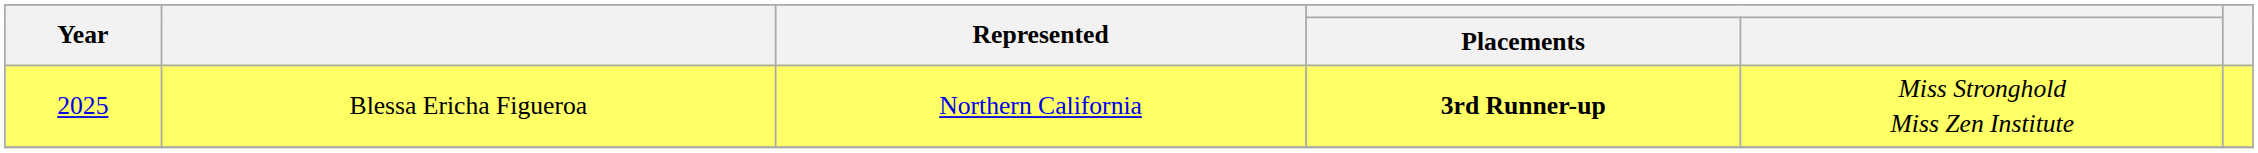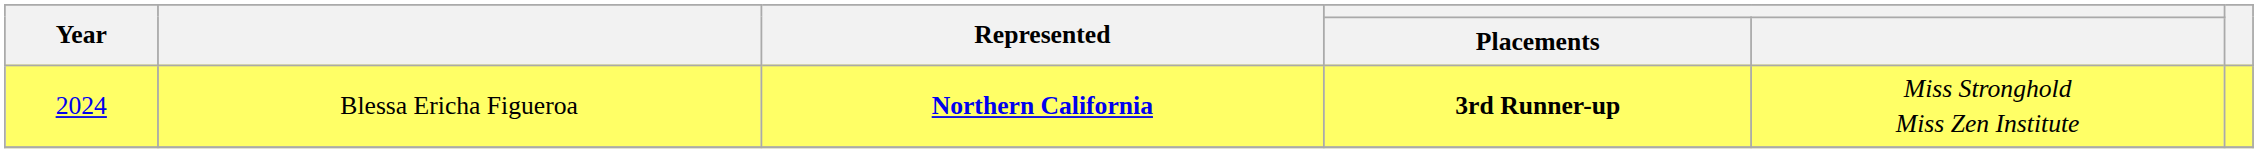(83, 107) 2025 -> (81, 107) 2024
(1041, 107) normal -> (1042, 107) bold
